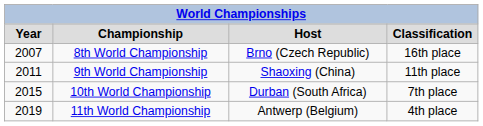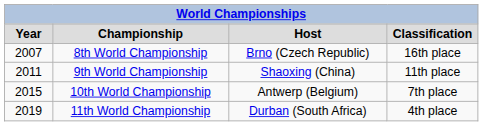(308, 92) Durban (South Africa) -> (308, 92) Antwerp (Belgium)
(308, 111) Antwerp (Belgium) -> (308, 111) Durban (South Africa)
